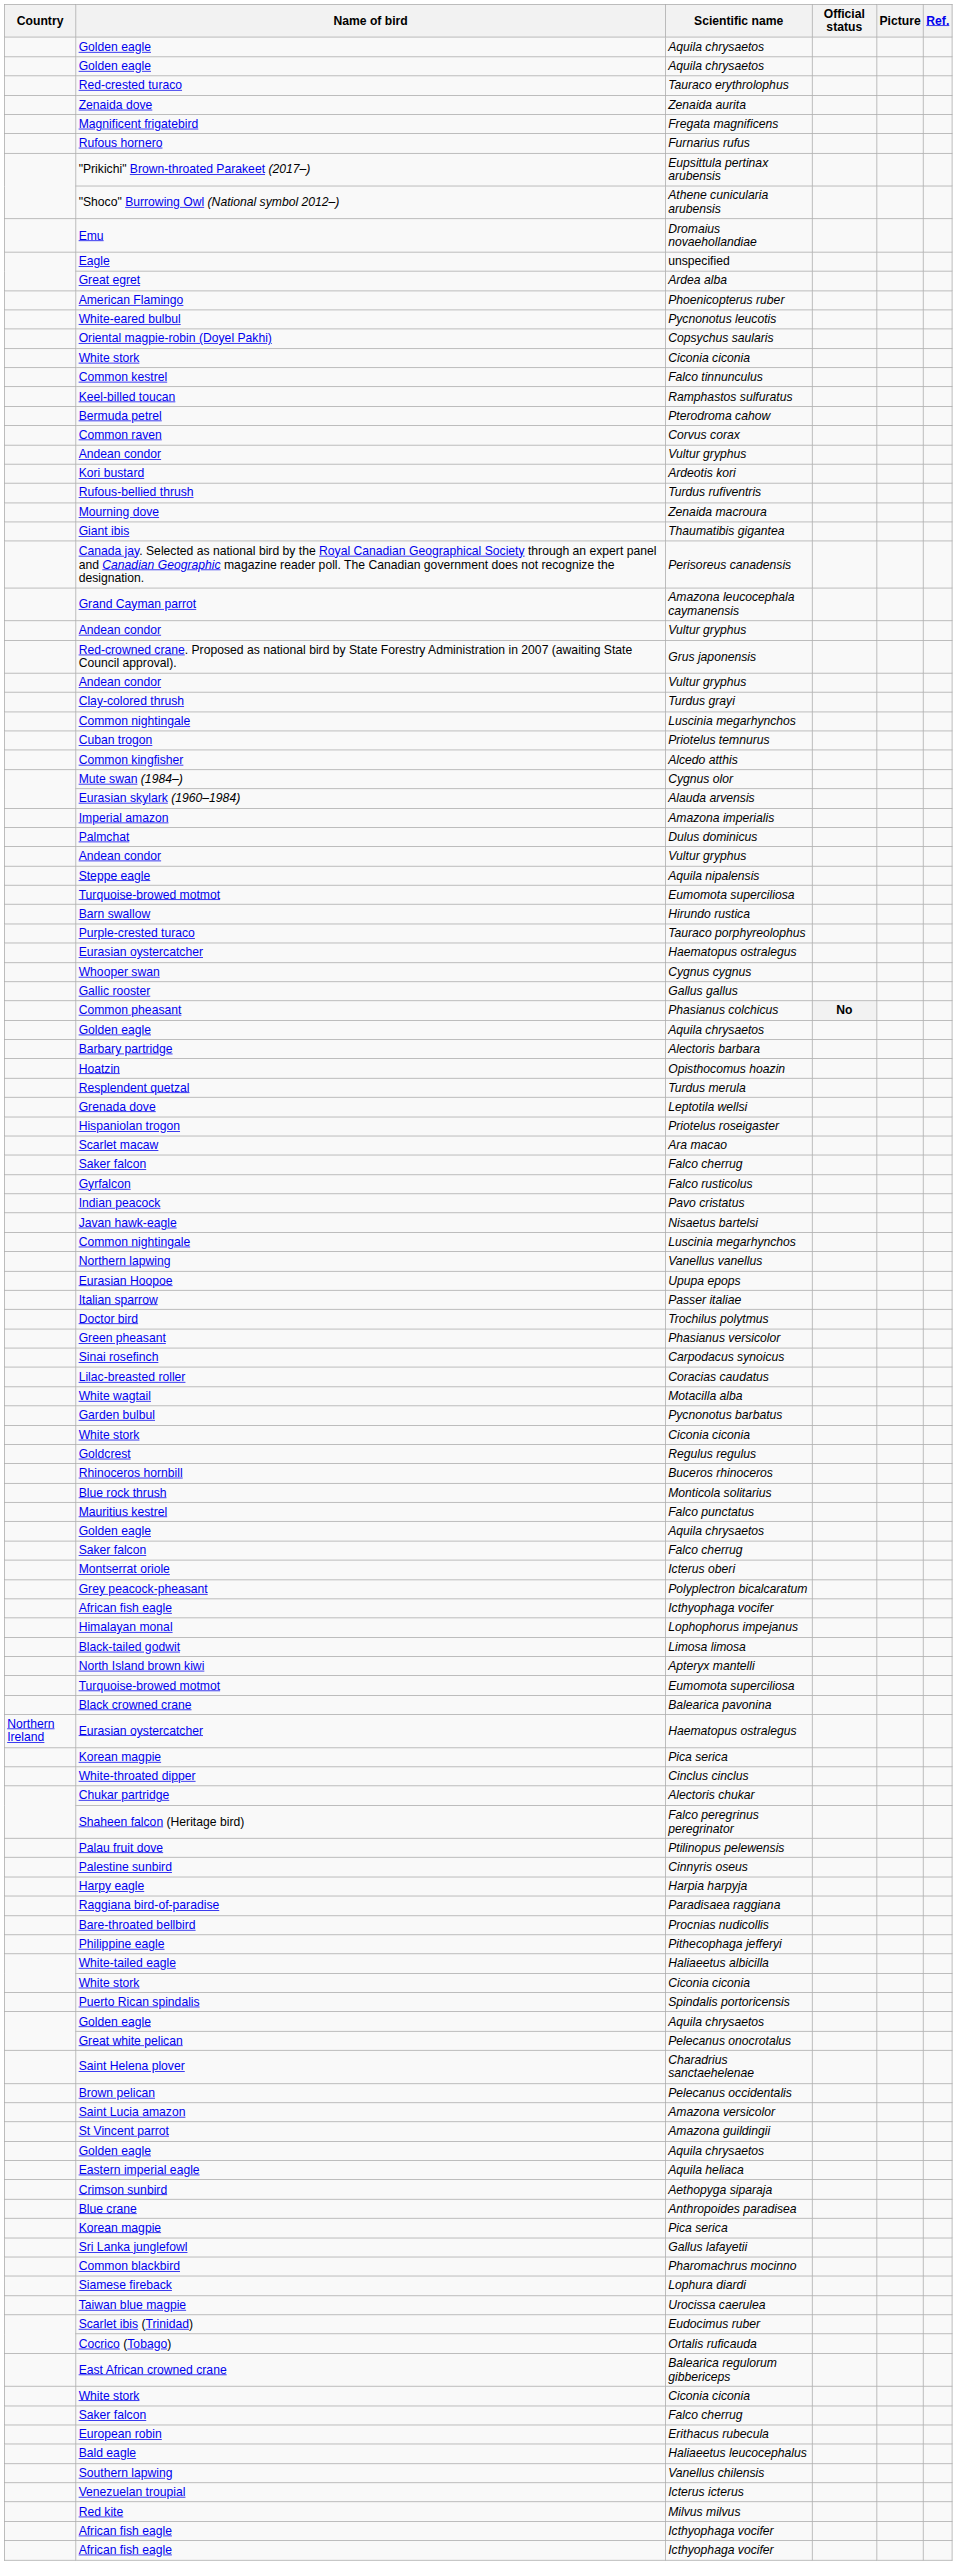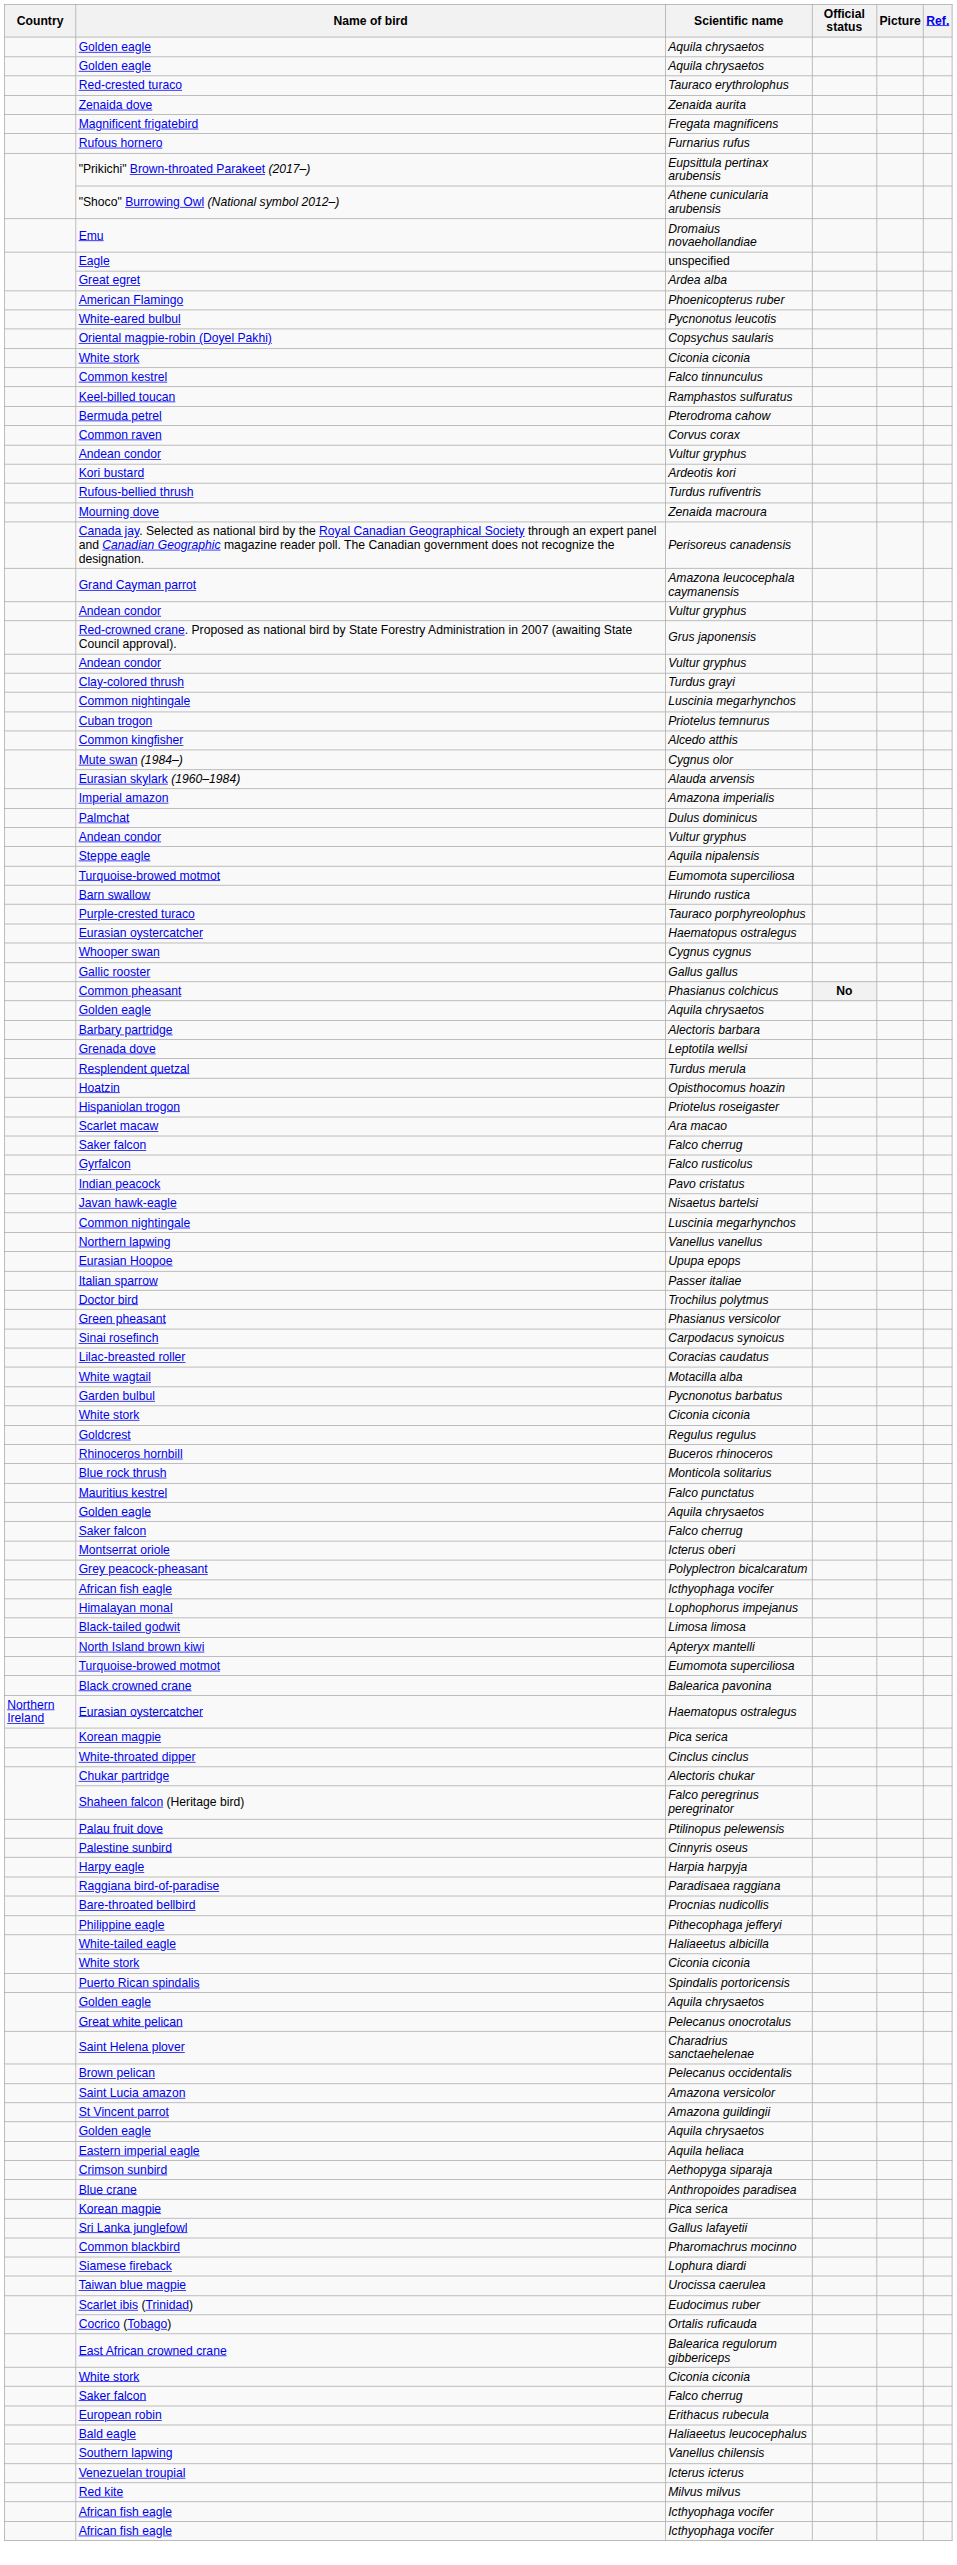- row: (40, 532)
rows swapped: (40, 1107) <-> (40, 1068)
